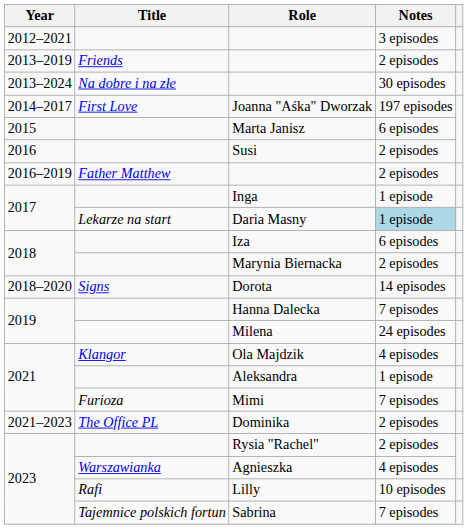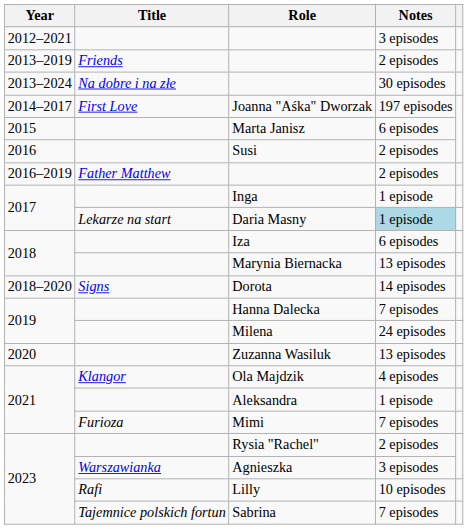(409, 264) 2 episodes -> (412, 264) 13 episodes
+ row: (22, 354)
- row: (40, 422)
(409, 467) 4 episodes -> (409, 467) 3 episodes
